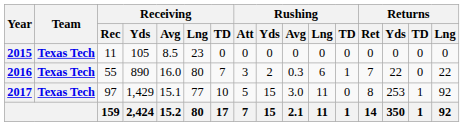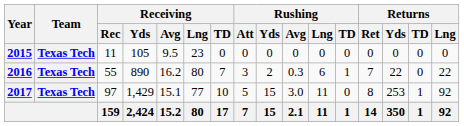(170, 53) 8.5 -> (170, 53) 9.5
(170, 72) 16.0 -> (170, 72) 16.2
